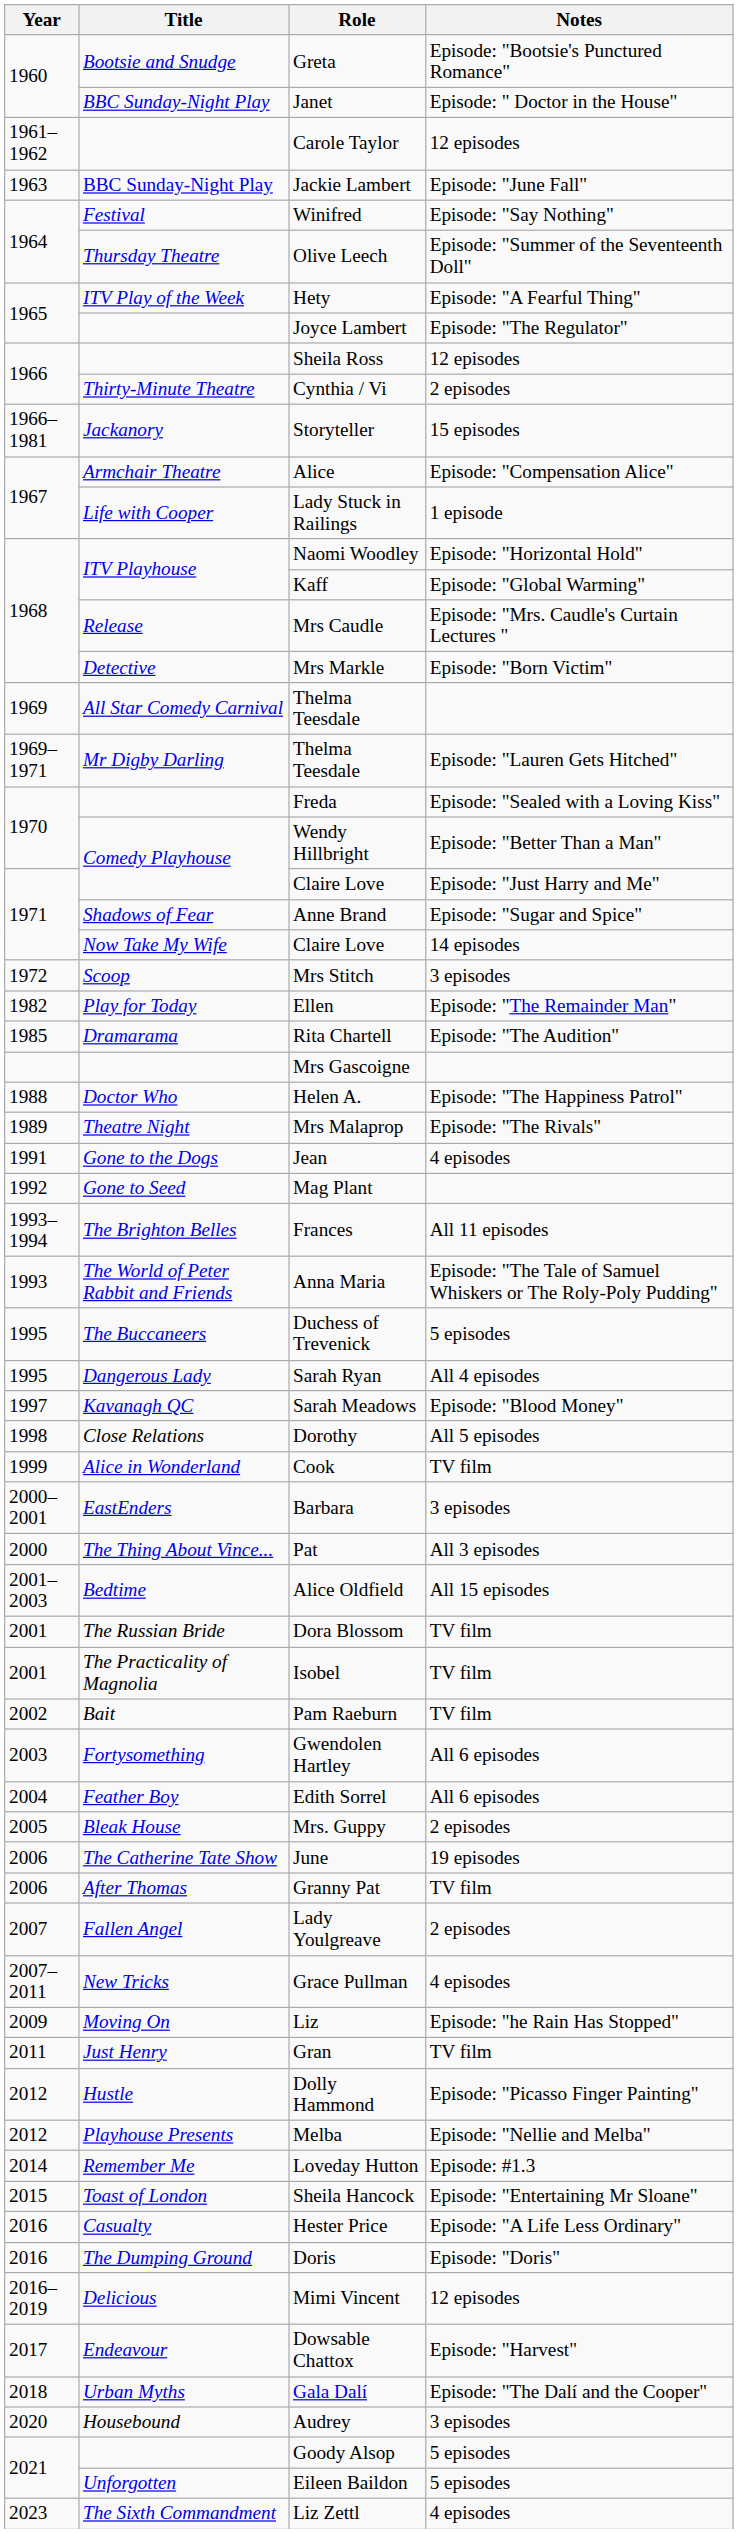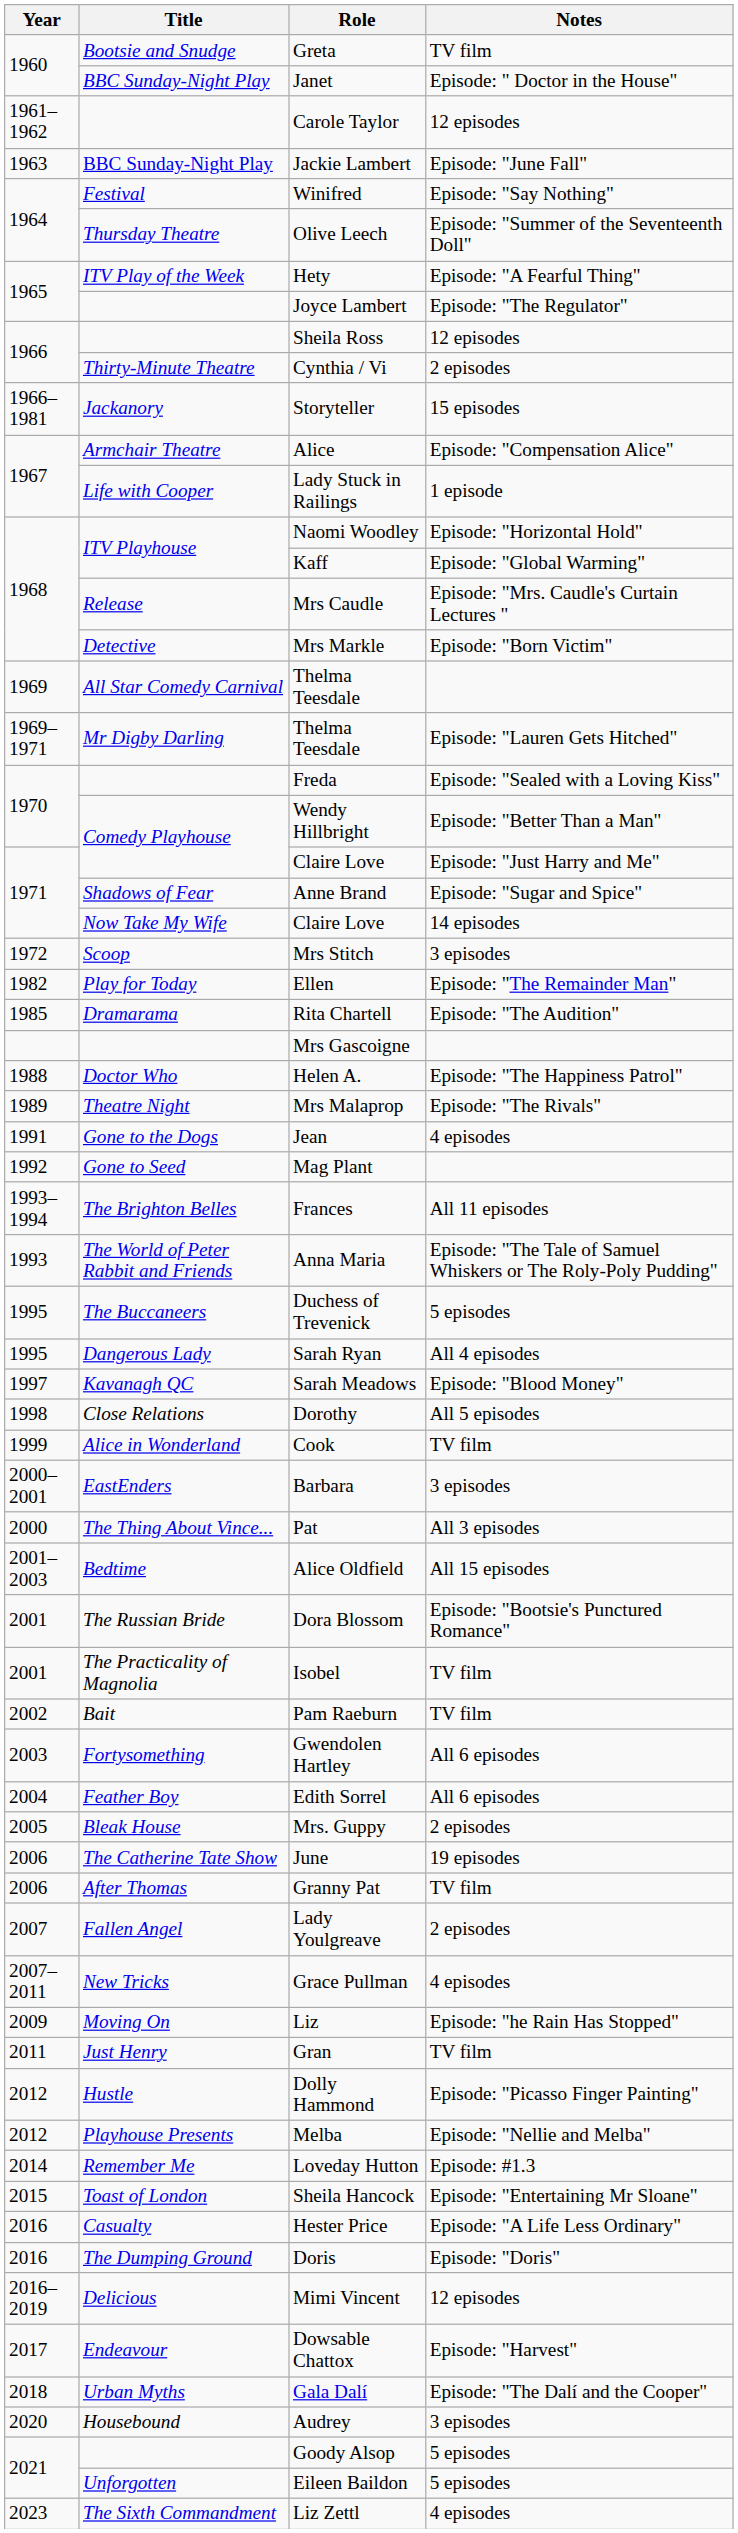(546, 60) Episode: "Bootsie's Punctured Romance" -> (461, 50) TV film
(461, 1631) TV film -> (546, 1620) Episode: "Bootsie's Punctured Romance"
